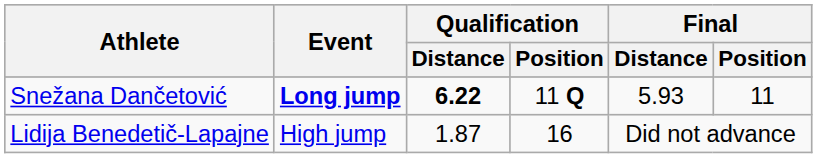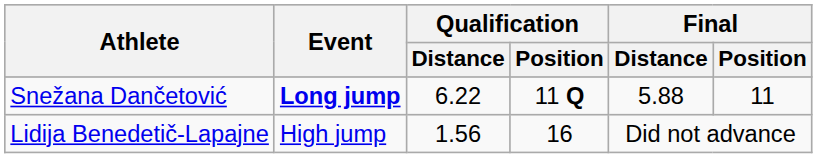(458, 96) bold -> (458, 96) normal
(661, 96) 5.93 -> (661, 96) 5.88
(458, 134) 1.87 -> (458, 134) 1.56
